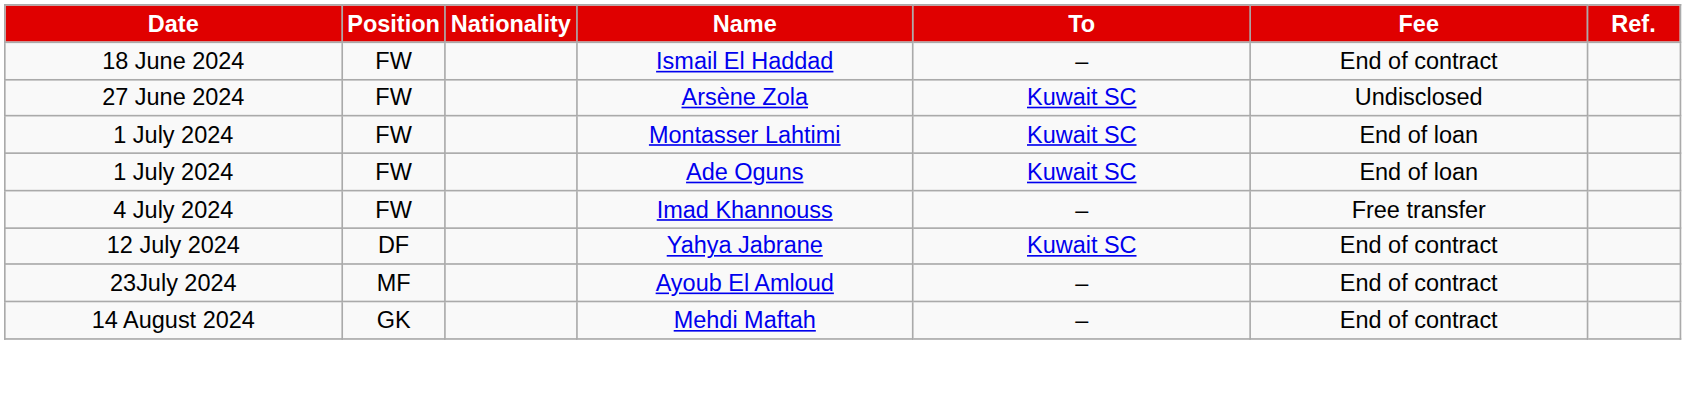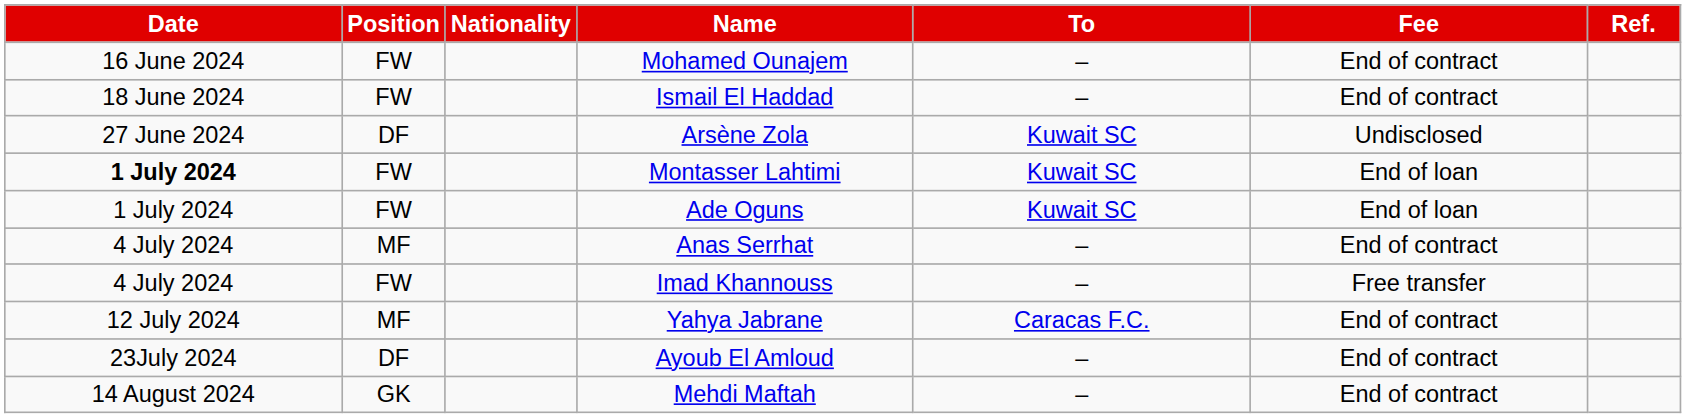+ row: (745, 61)
(394, 98) FW -> (394, 135) DF
(173, 135) normal -> (173, 172) bold
+ row: (745, 246)
(394, 246) DF -> (394, 320) MF
(1082, 246) Kuwait SC -> (1082, 320) Caracas F.C.
(394, 283) MF -> (394, 357) DF
